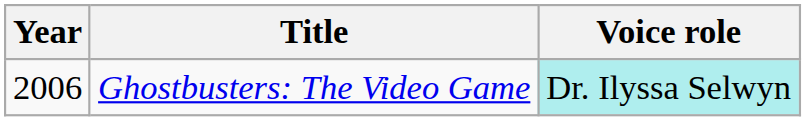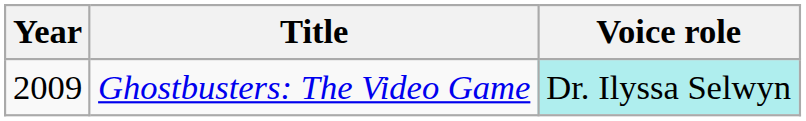(48, 86) 2006 -> (48, 86) 2009
